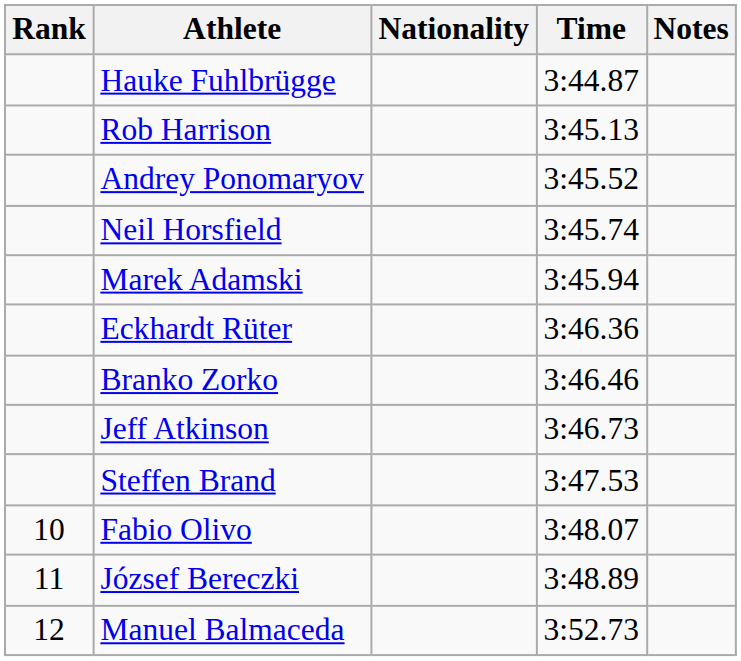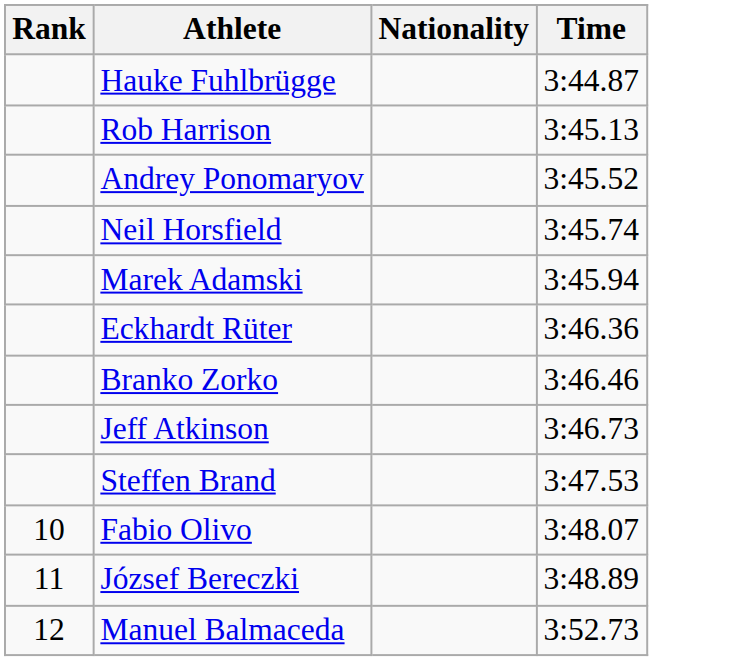- column: (691, 29)
